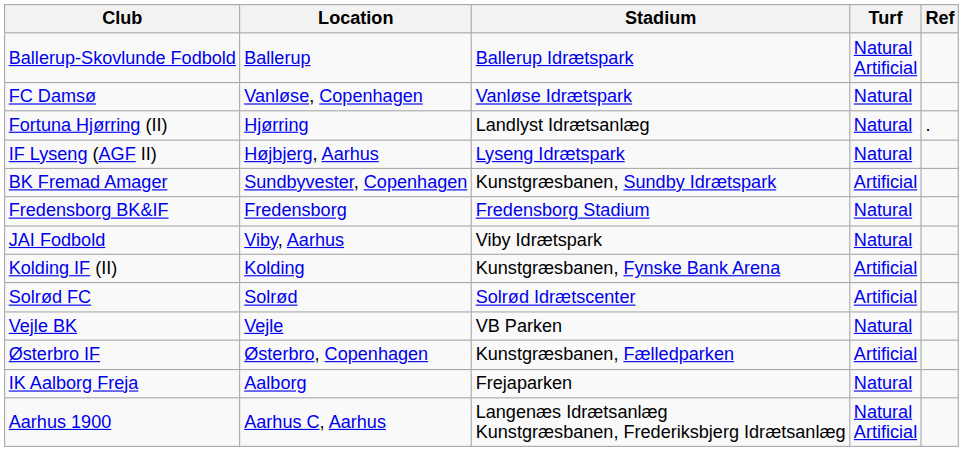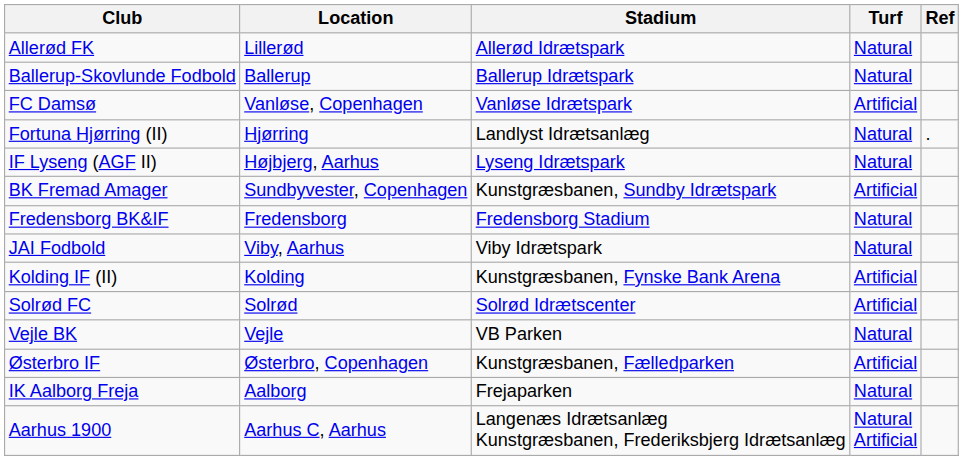+ row: (51, 47)
(886, 57) Natural Artificial -> (883, 76) Natural
(883, 96) Natural -> (886, 104) Artificial
